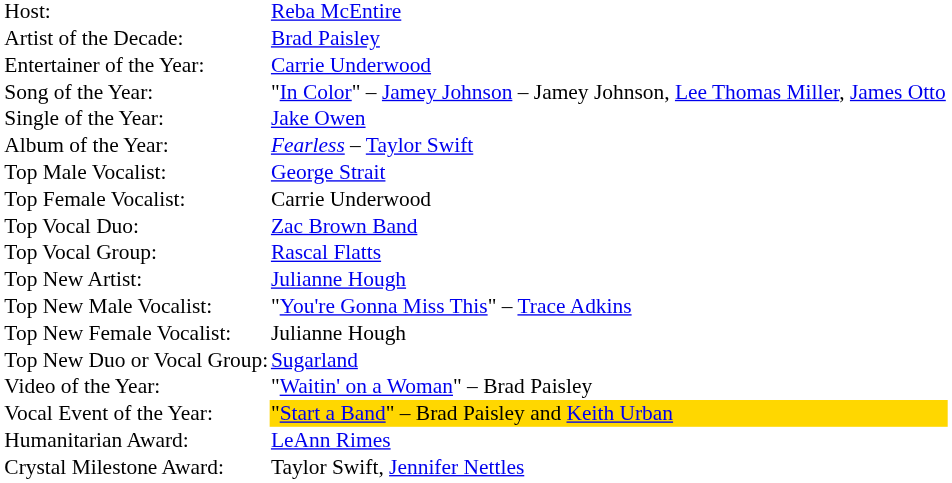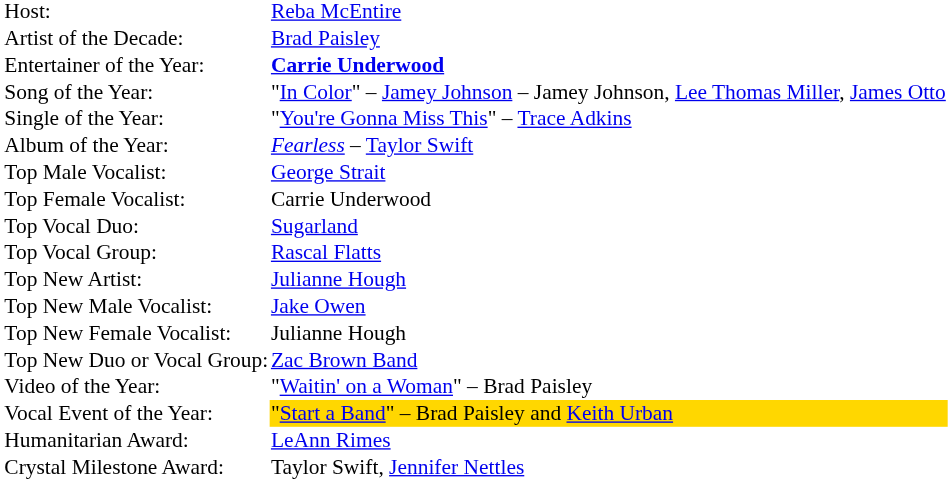(351, 64) normal -> (358, 64) bold
(318, 118) Jake Owen -> (451, 118) "You're Gonna Miss This" – Trace Adkins
(344, 225) Zac Brown Band -> (314, 225) Sugarland
(451, 306) "You're Gonna Miss This" – Trace Adkins -> (318, 306) Jake Owen
(314, 359) Sugarland -> (344, 359) Zac Brown Band
